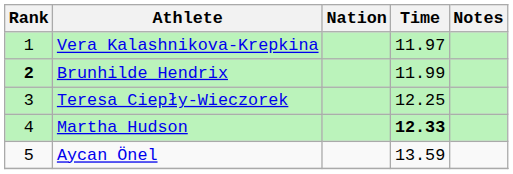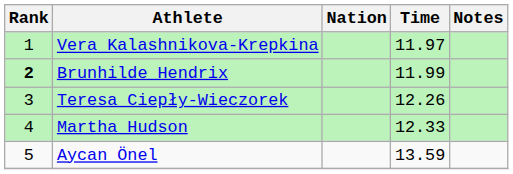(420, 100) 12.25 -> (420, 100) 12.26
(420, 128) bold -> (420, 128) normal
